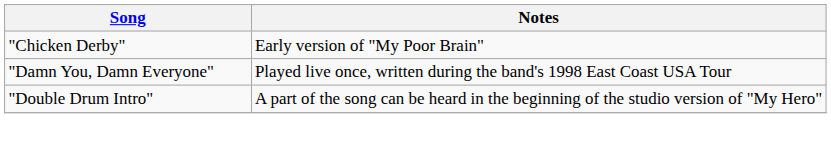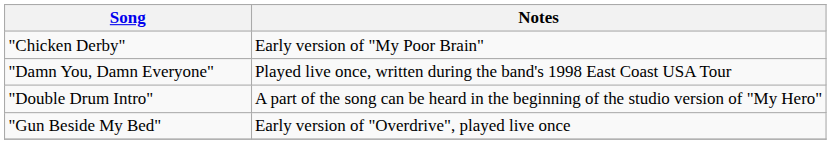+ row: (85, 125)
